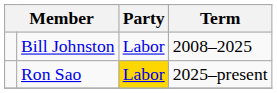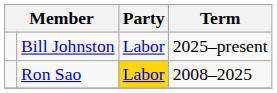(212, 46) 2008–2025 -> (220, 46) 2025–present
(220, 74) 2025–present -> (212, 74) 2008–2025
